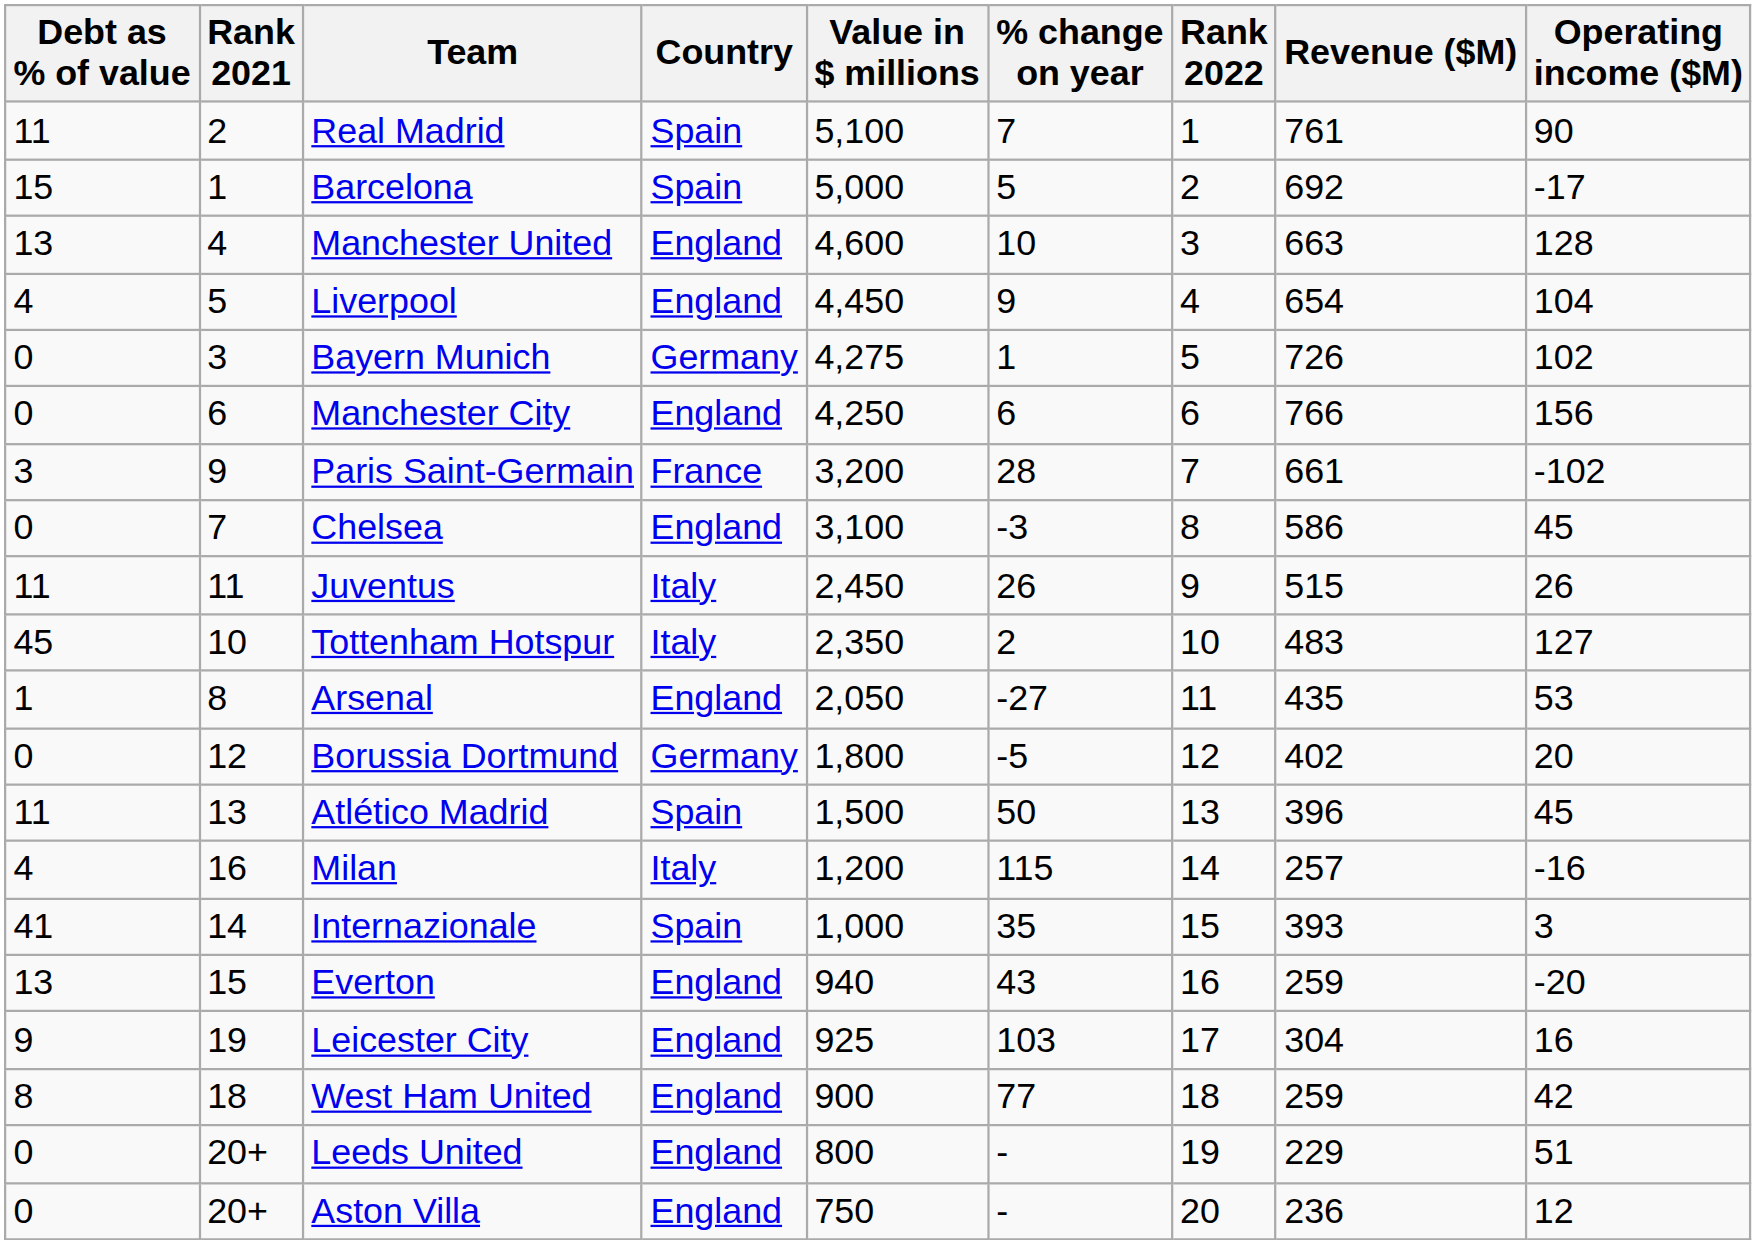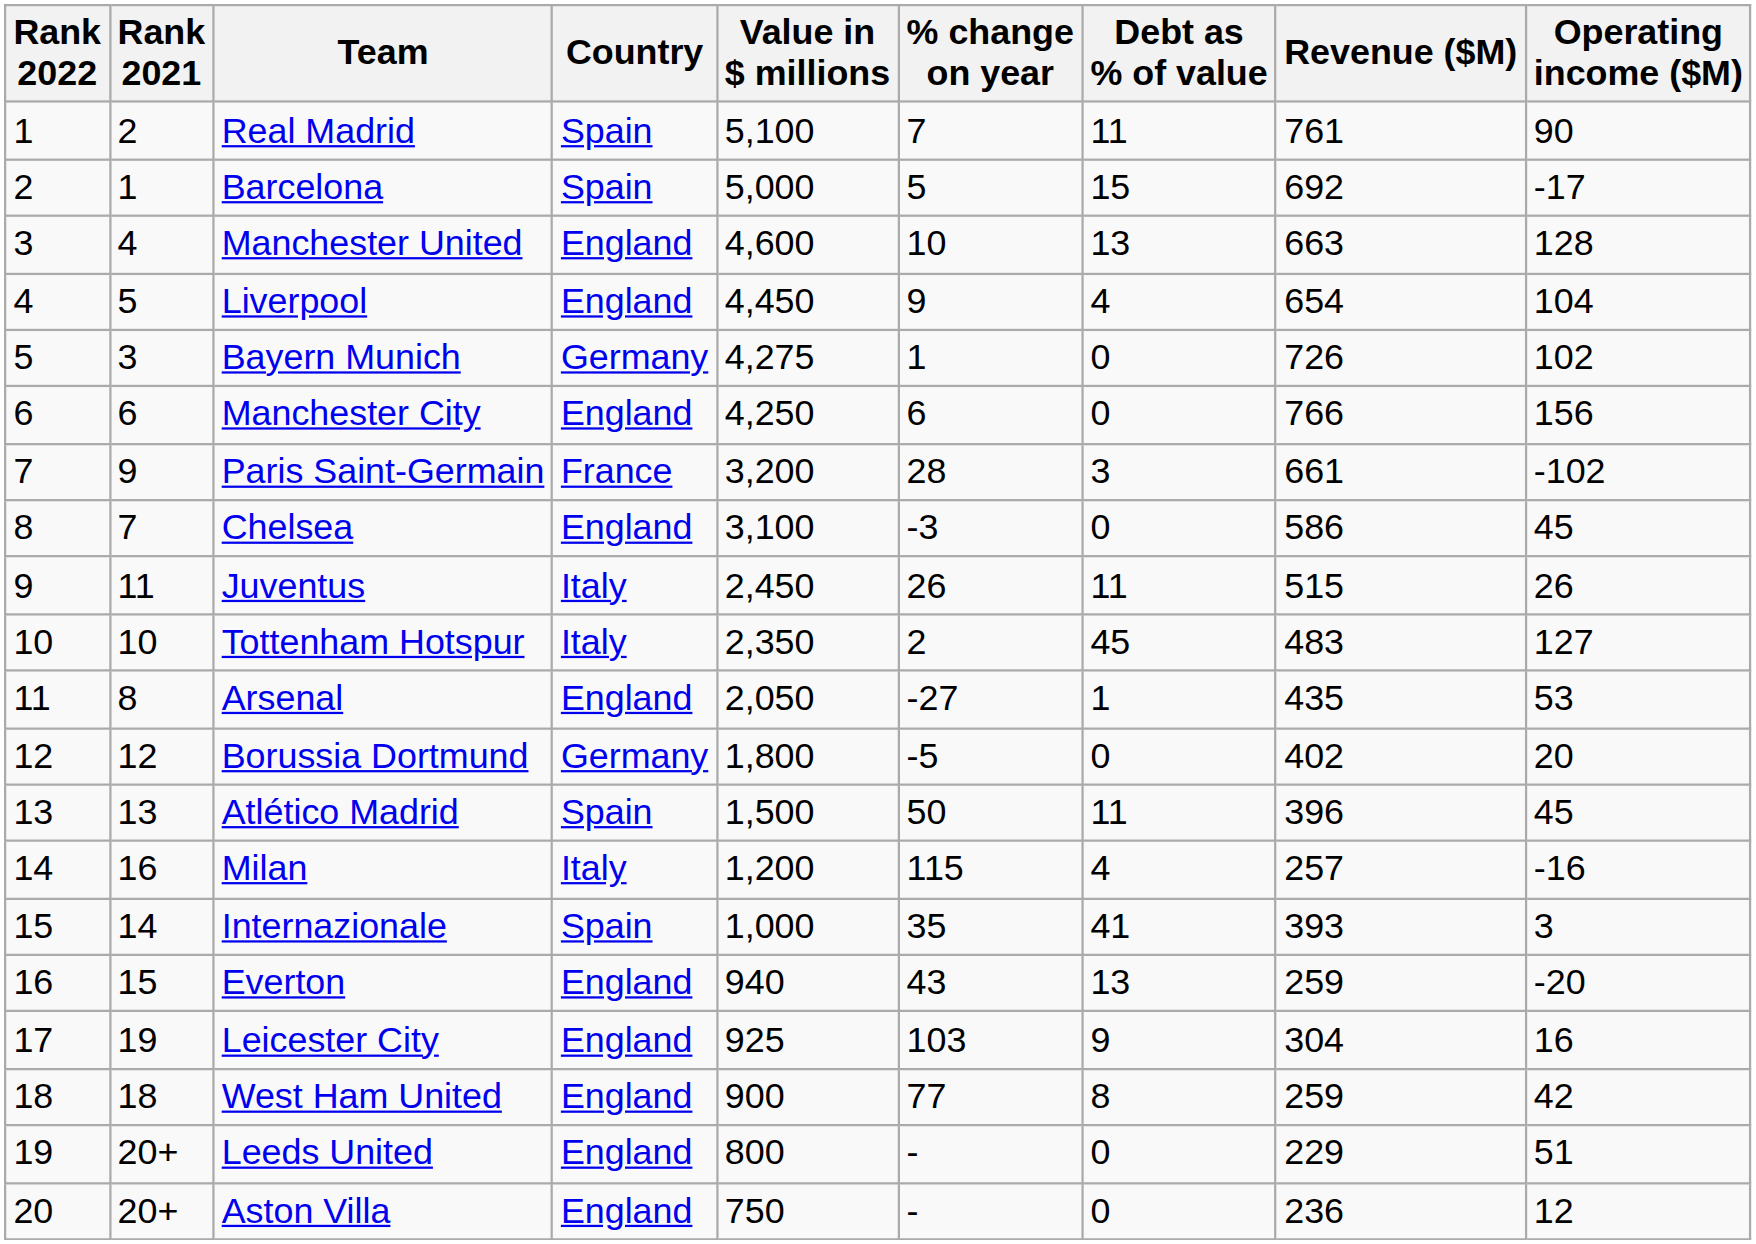columns swapped: (1224, 53) <-> (102, 53)
